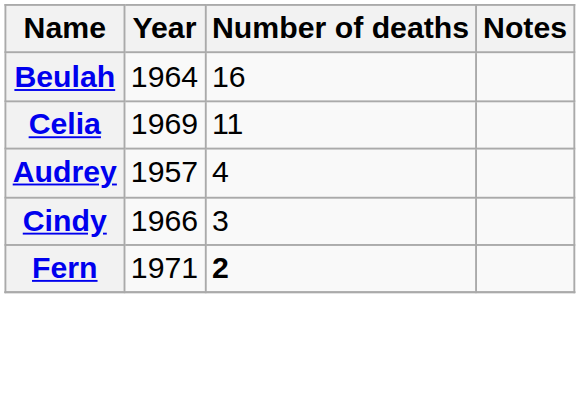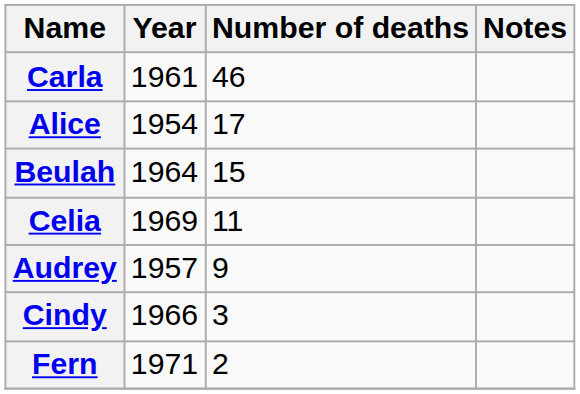+ row: (65, 76)
+ row: (65, 124)
(229, 76) 16 -> (229, 172) 15
(220, 172) 4 -> (220, 268) 9
(220, 268) bold -> (220, 364) normal
